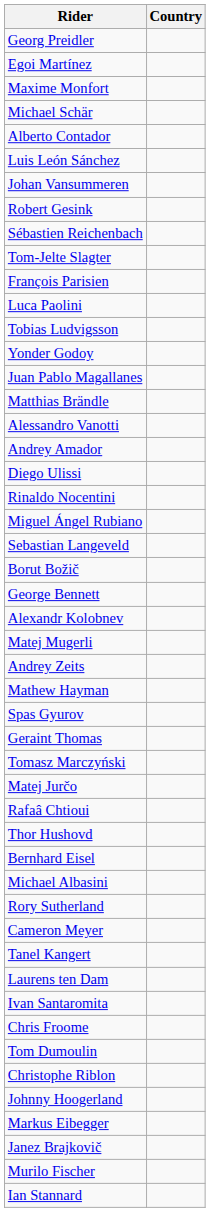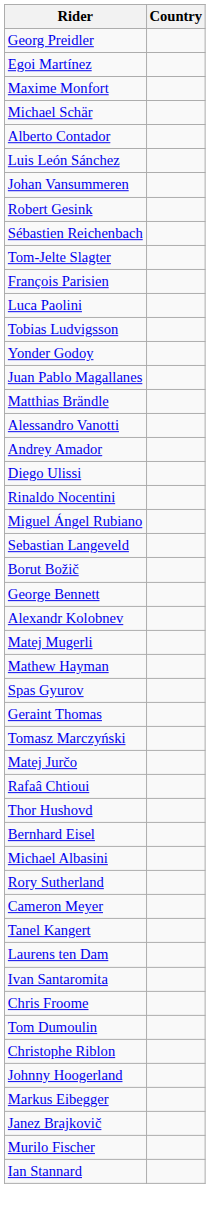- row: (46, 666)
